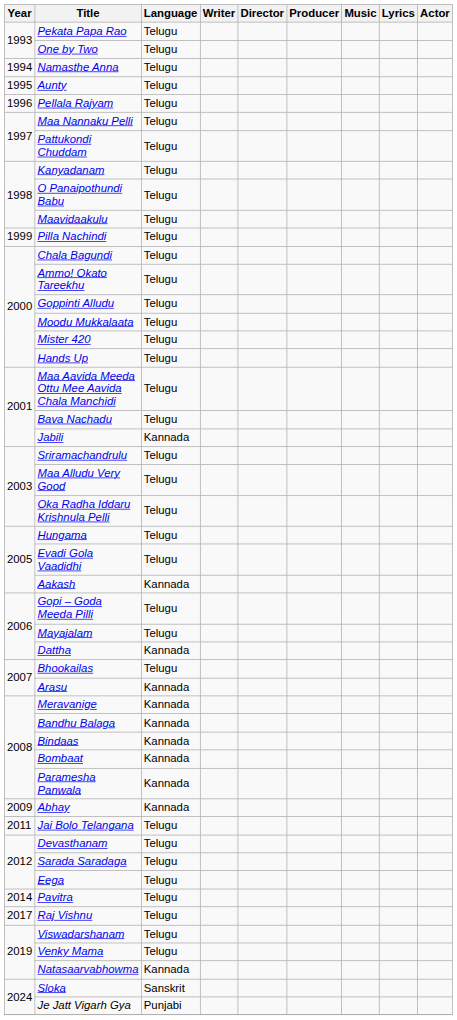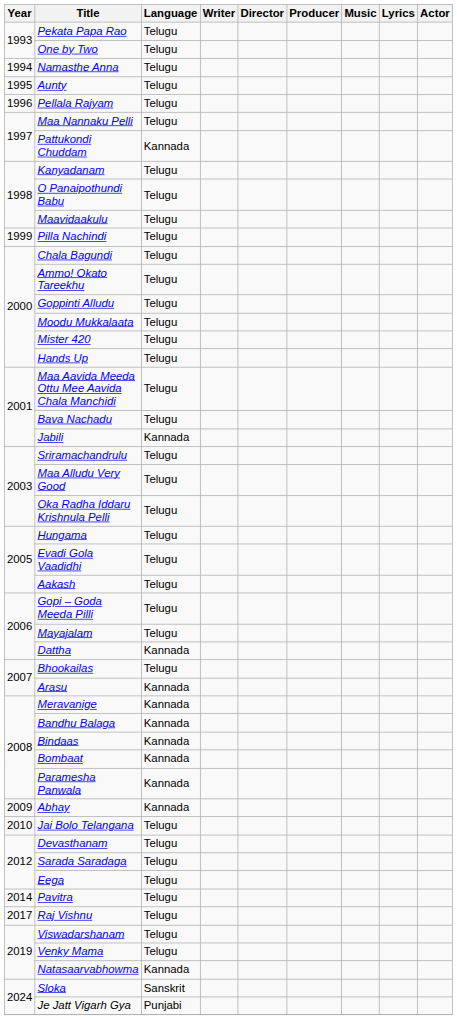(160, 146) Telugu -> (166, 146) Kannada
(166, 584) Kannada -> (160, 584) Telugu
(19, 825) 2011 -> (20, 825) 2010
